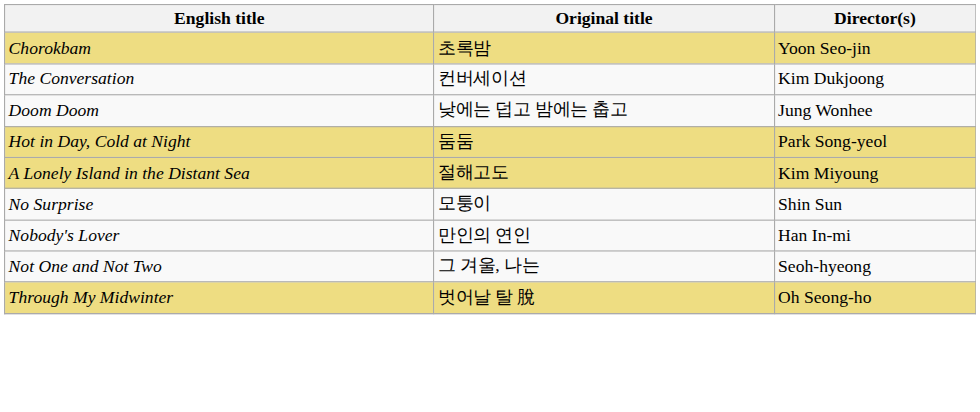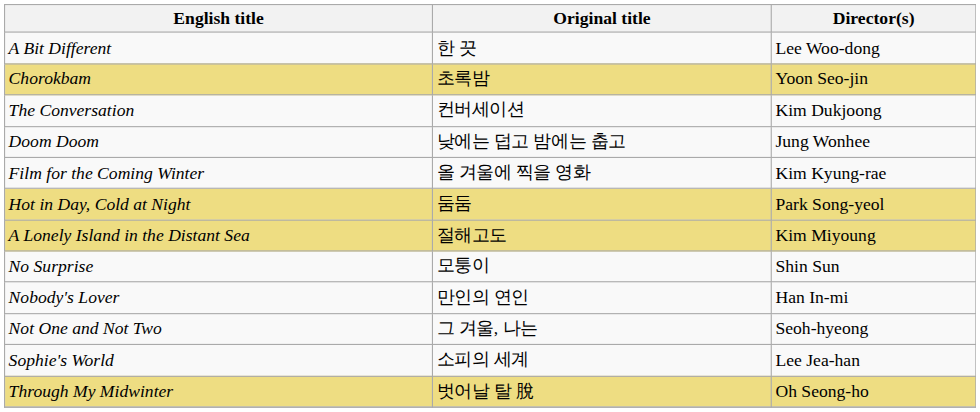+ row: (60, 48)
+ row: (106, 172)
+ row: (61, 360)
